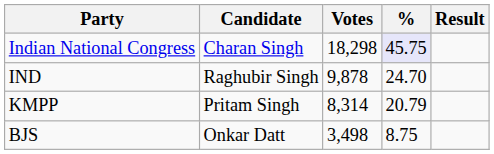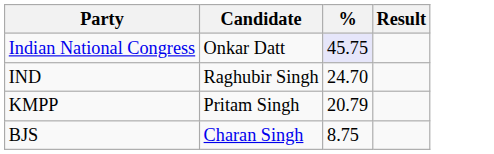- column: (352, 18)
(254, 47) Charan Singh -> (244, 47) Onkar Datt
(244, 134) Onkar Datt -> (254, 134) Charan Singh
